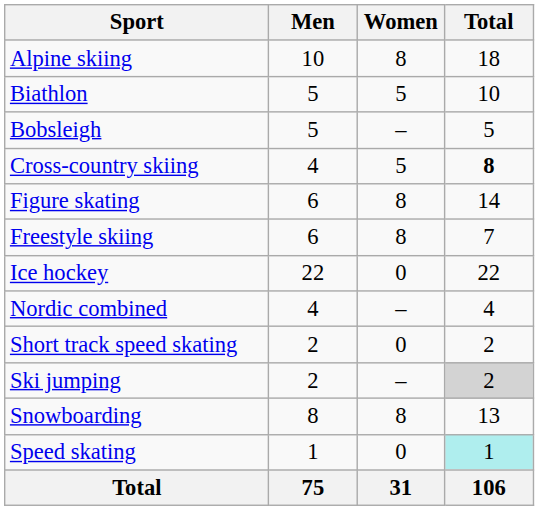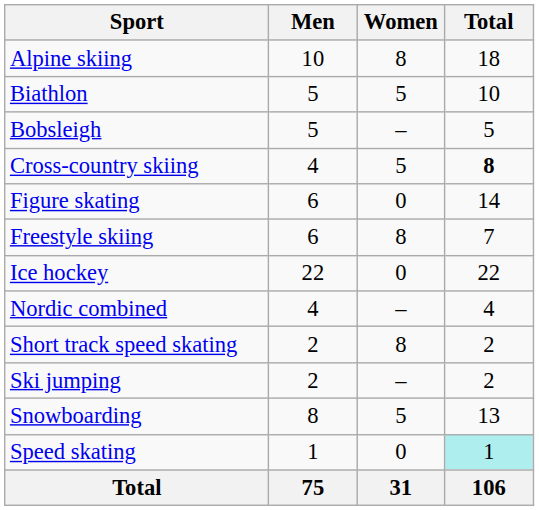(401, 201) 8 -> (401, 201) 0
(401, 344) 0 -> (401, 344) 8
(489, 380) lightgrey background -> (489, 380) no background
(401, 415) 8 -> (401, 415) 5
